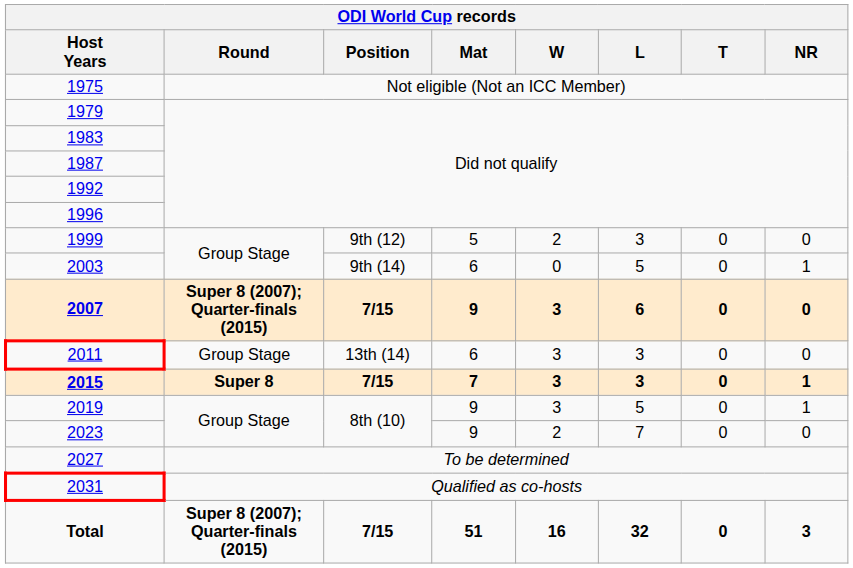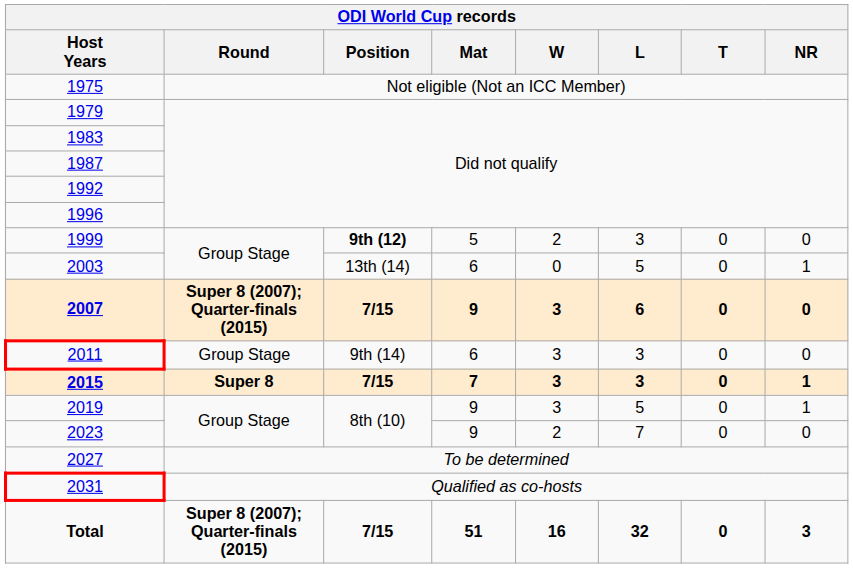(378, 240) normal -> (378, 240) bold
(378, 266) 9th (14) -> (378, 266) 13th (14)
(378, 354) 13th (14) -> (378, 354) 9th (14)
